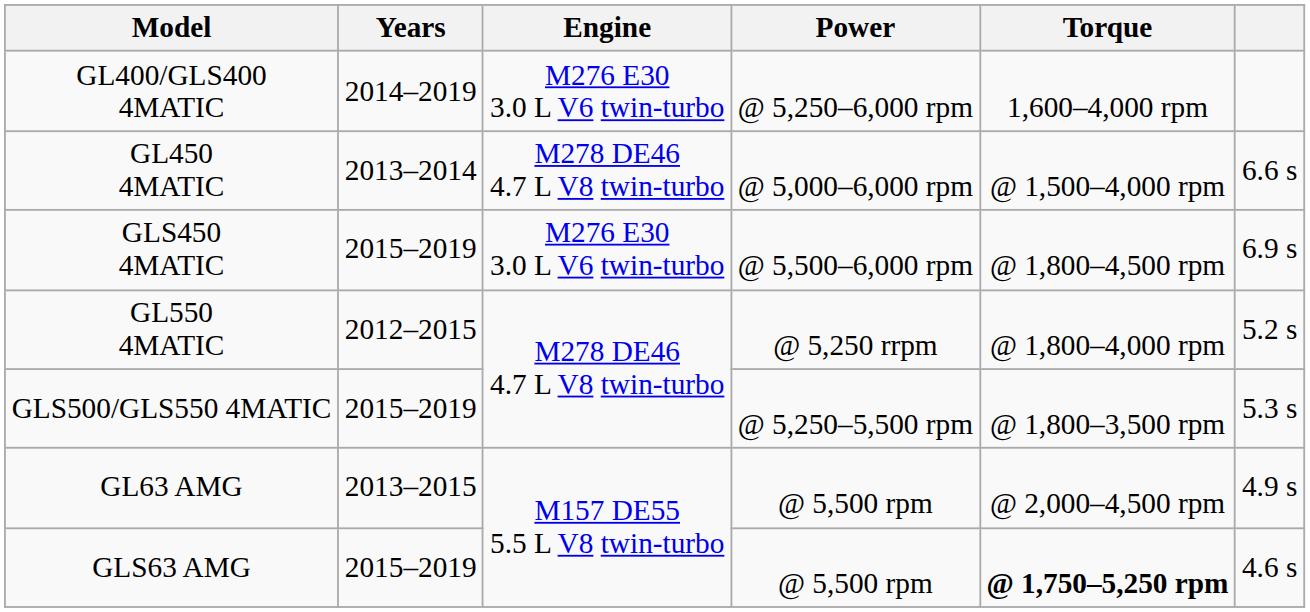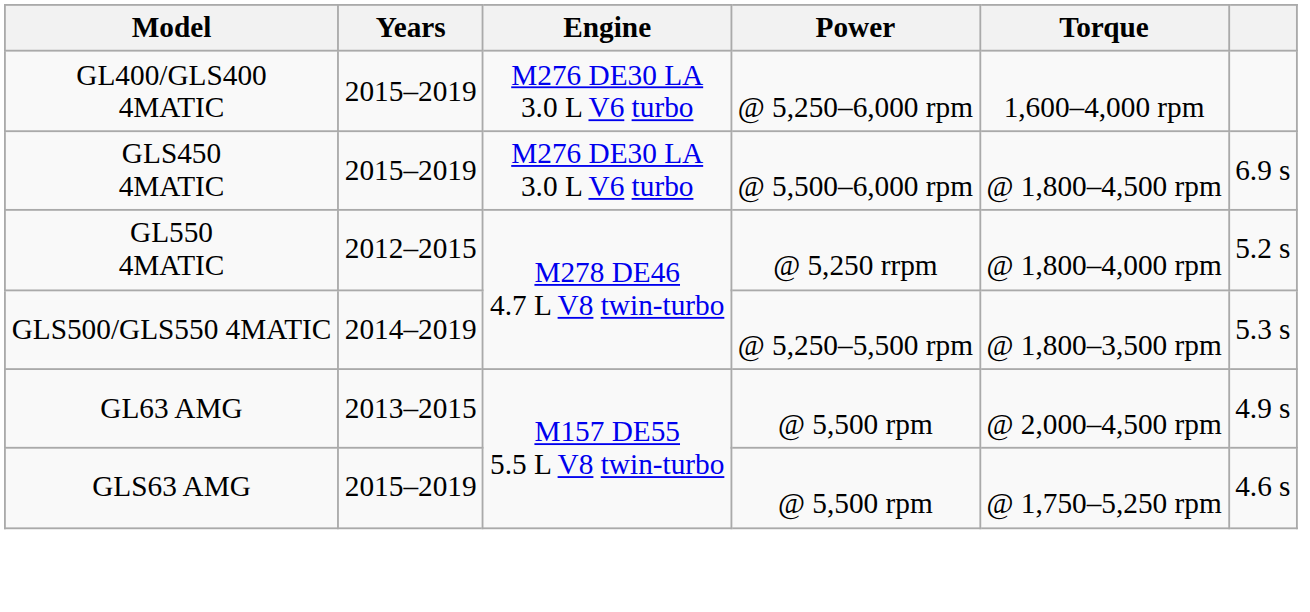(411, 90) 2014–2019 -> (411, 90) 2015–2019
(607, 90) M276 E30 3.0 L V6 twin-turbo -> (607, 90) M276 DE30 LA 3.0 L V6 turbo
- row: (172, 170)
(607, 249) M276 E30 3.0 L V6 twin-turbo -> (607, 170) M276 DE30 LA 3.0 L V6 turbo
(411, 408) 2015–2019 -> (411, 328) 2014–2019
(1107, 583) bold -> (1104, 503) normal
